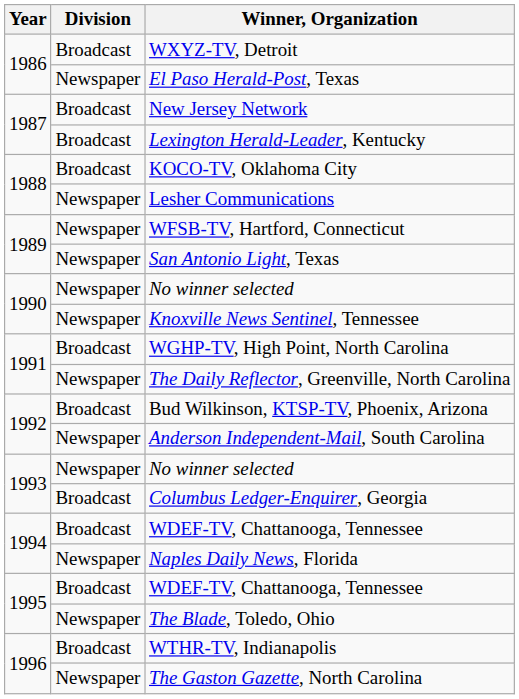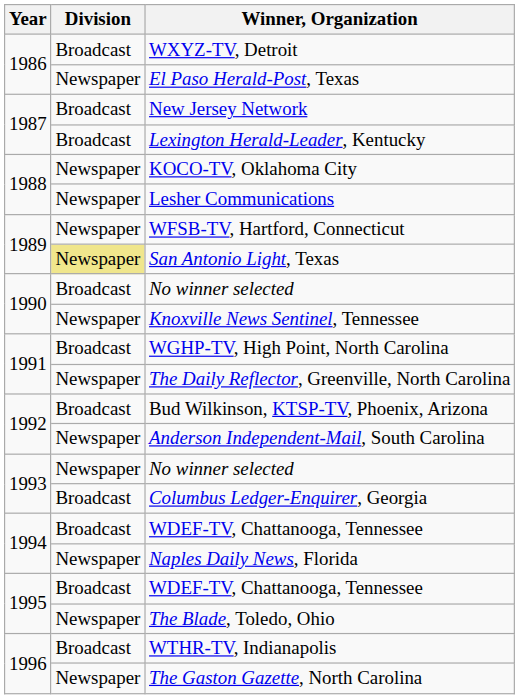(93, 169) Broadcast -> (98, 169) Newspaper
(98, 259) no background -> (98, 259) khaki background
(98, 288) Newspaper -> (93, 288) Broadcast
